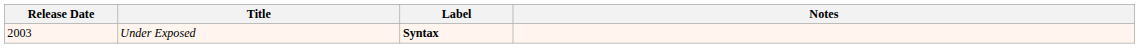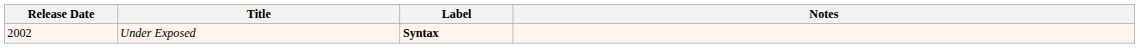(20, 33) 2003 -> (20, 33) 2002
